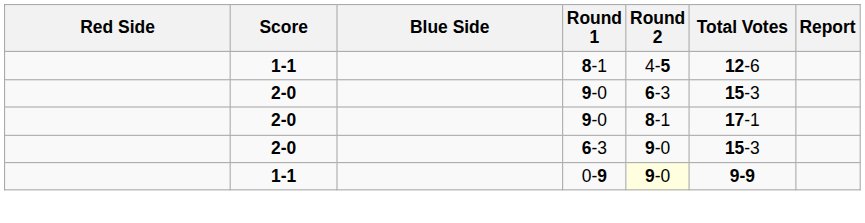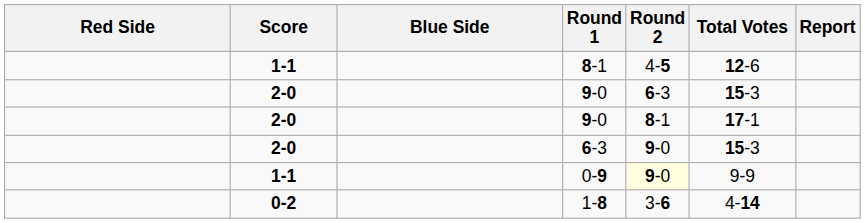(742, 176) bold -> (742, 176) normal
+ row: (284, 203)
